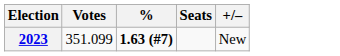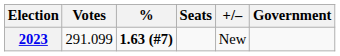+ column: (292, 16)
(89, 39) 351.099 -> (89, 39) 291.099
